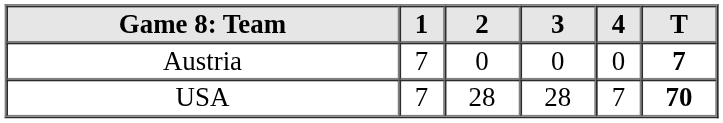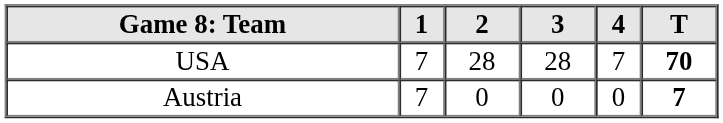rows swapped: (202, 60) <-> (202, 97)
